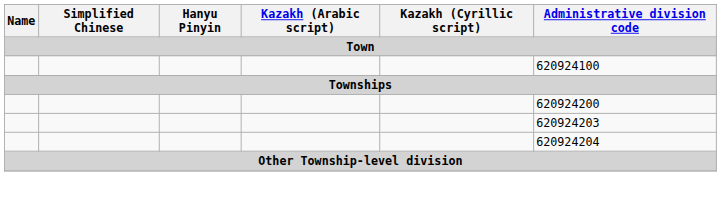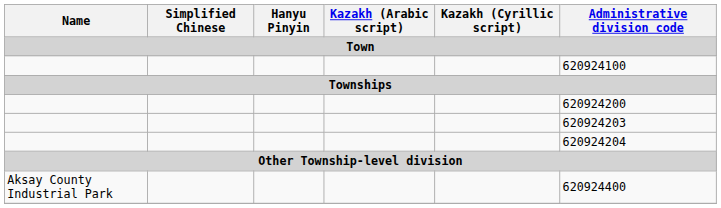+ row: (60, 187)
